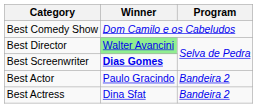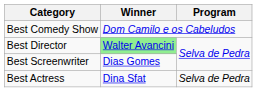(133, 62) bold -> (131, 62) normal
- row: (30, 78)
(204, 95) Bandeira 2 -> (214, 78) Selva de Pedra
